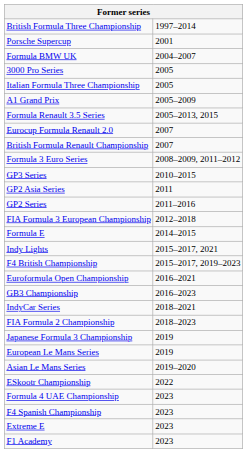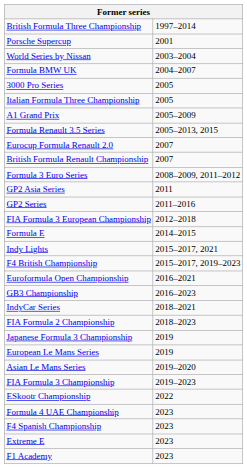+ row: (49, 55)
- row: (27, 174)
+ row: (60, 381)
